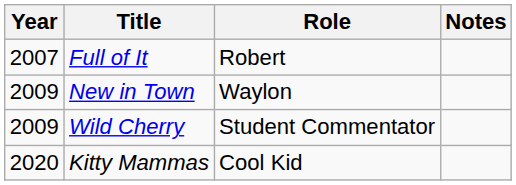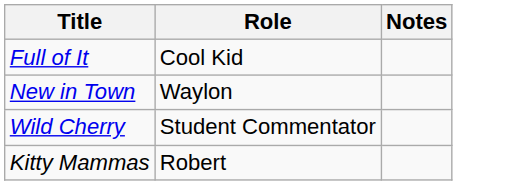- column: (34, 22)
(252, 57) Robert -> (202, 57) Cool Kid
(261, 162) Cool Kid -> (193, 162) Robert
